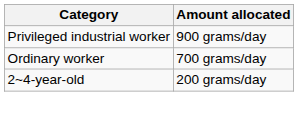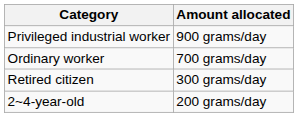+ row: (51, 79)
